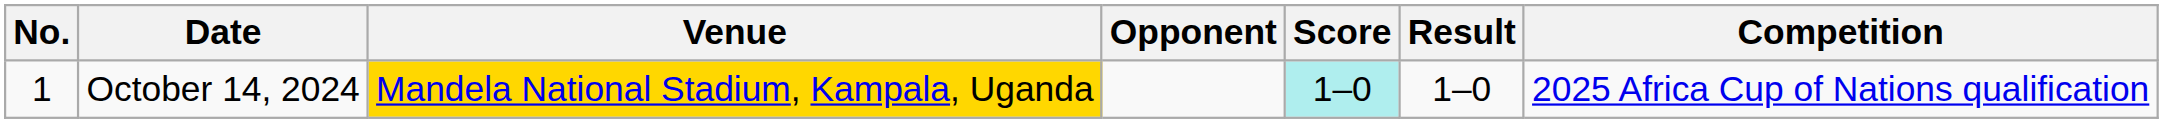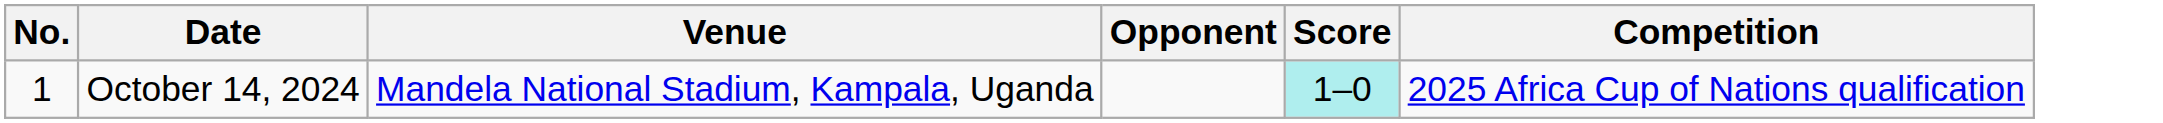- column: (1462, 32)
(735, 88) gold background -> (735, 88) no background
